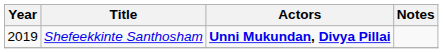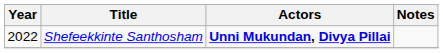(23, 36) 2019 -> (23, 36) 2022
